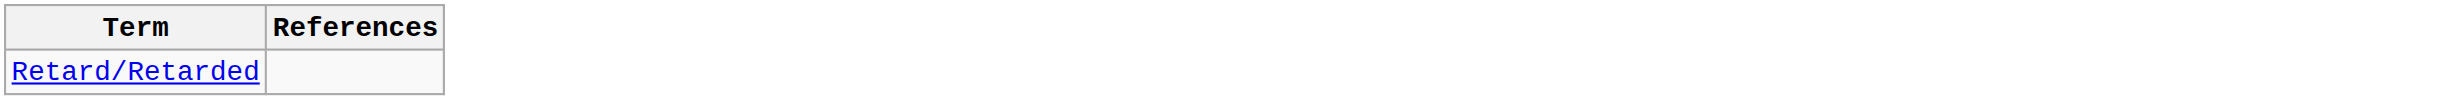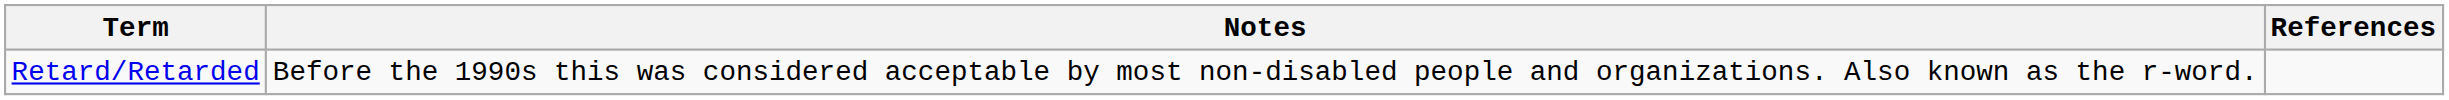+ column: (1265, 28)
